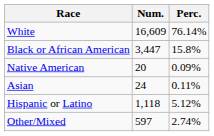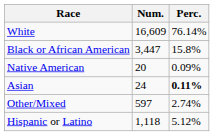(186, 85) normal -> (187, 85) bold
rows swapped: (36, 121) <-> (50, 103)
